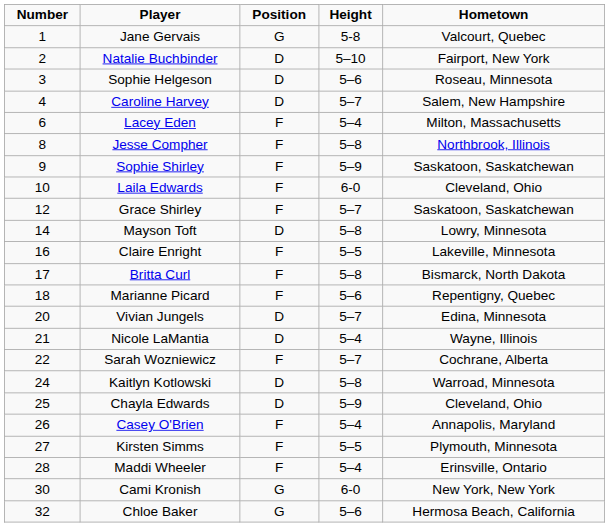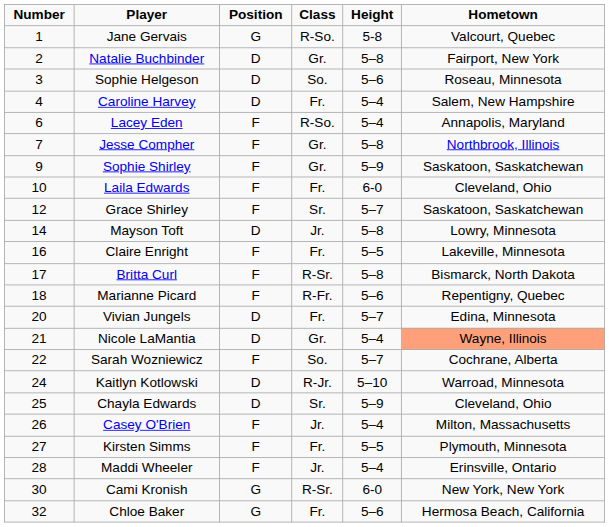+ column: (317, 15)
(351, 58) 5–10 -> (372, 58) 5–8
(351, 101) 5–7 -> (372, 101) 5–4
(494, 123) Milton, Massachusetts -> (503, 123) Annapolis, Maryland
(42, 144) 8 -> (39, 144) 7
(494, 338) no background -> (503, 338) lightsalmon background
(351, 381) 5–8 -> (372, 381) 5–10
(494, 425) Annapolis, Maryland -> (503, 425) Milton, Massachusetts
